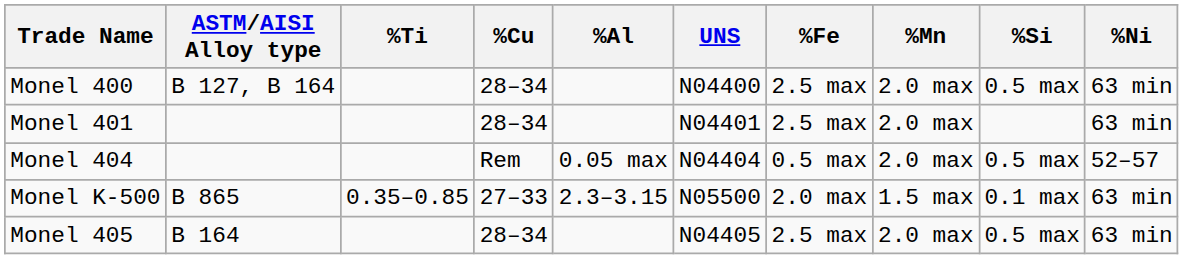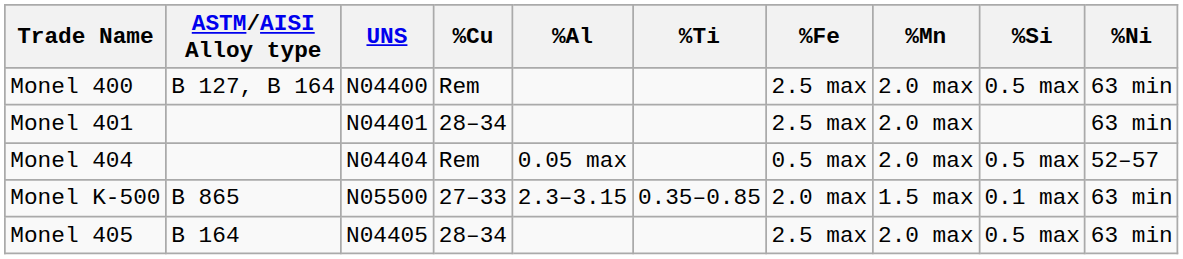columns swapped: (720, 37) <-> (407, 37)
(514, 87) 28–34 -> (459, 87) Rem
